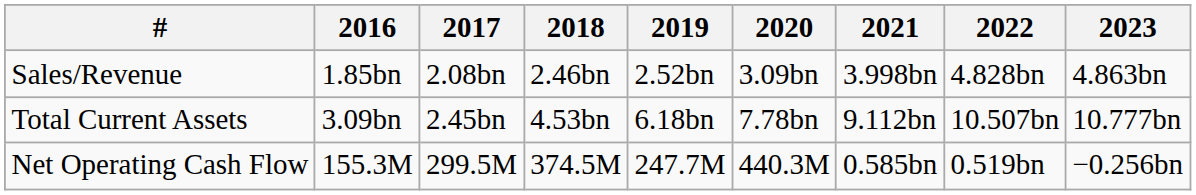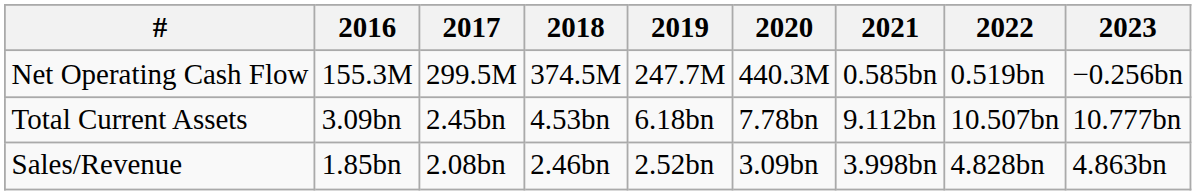rows swapped: (97, 73) <-> (160, 165)
